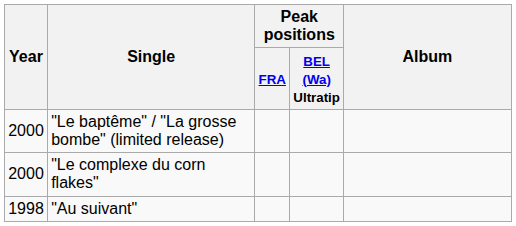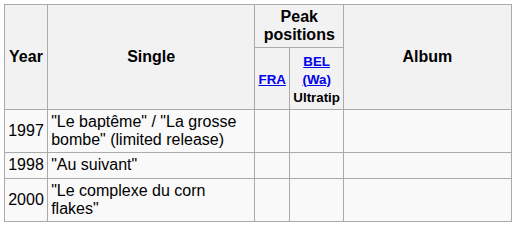(26, 130) 2000 -> (26, 130) 1997
rows swapped: (94, 208) <-> (128, 174)
